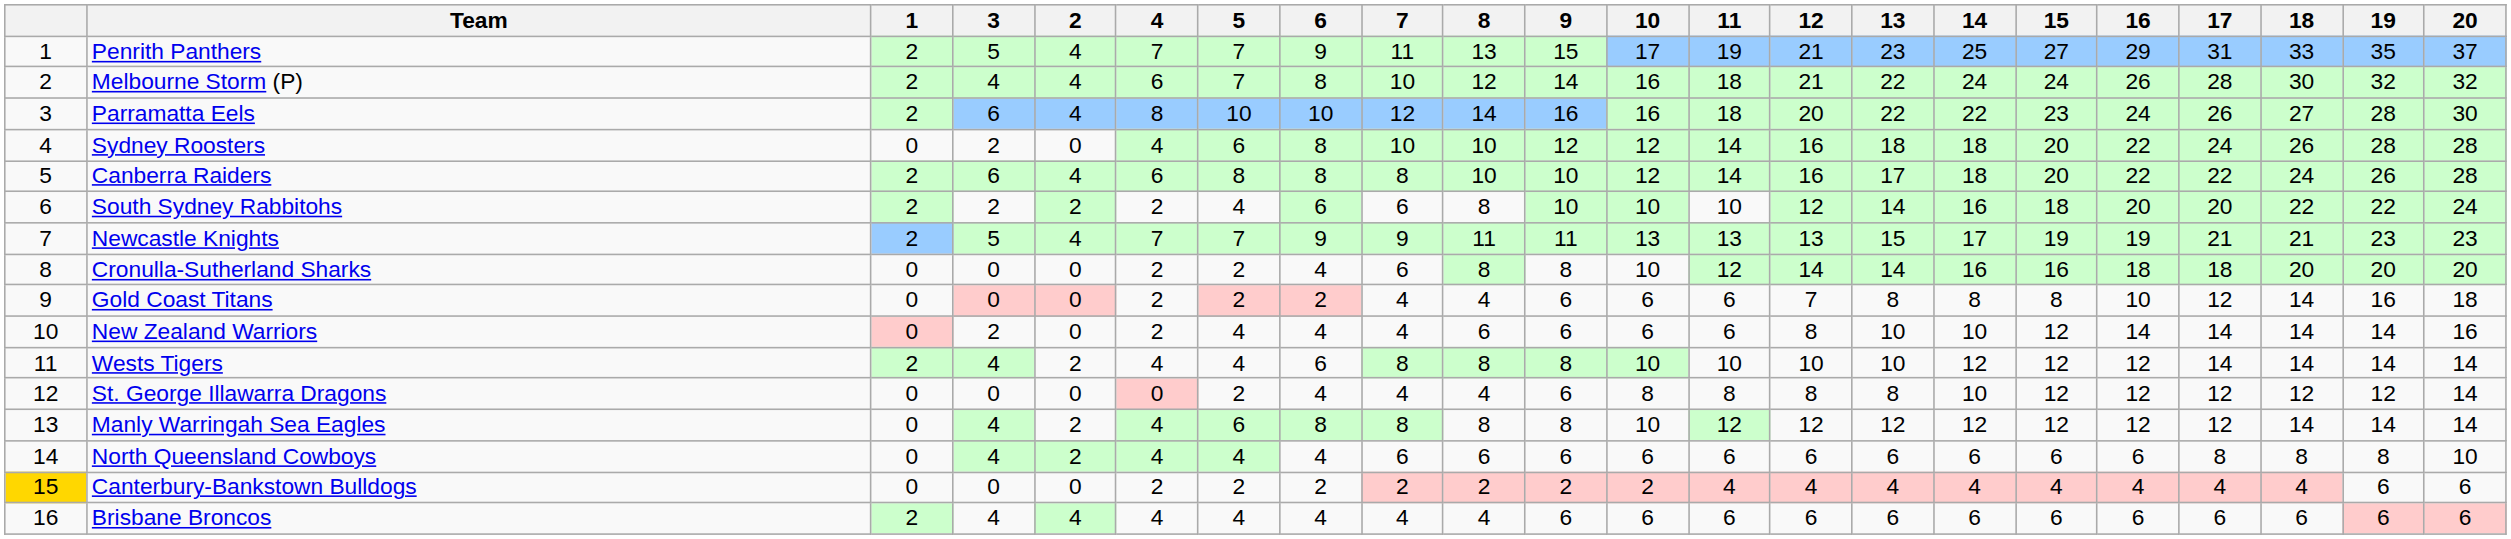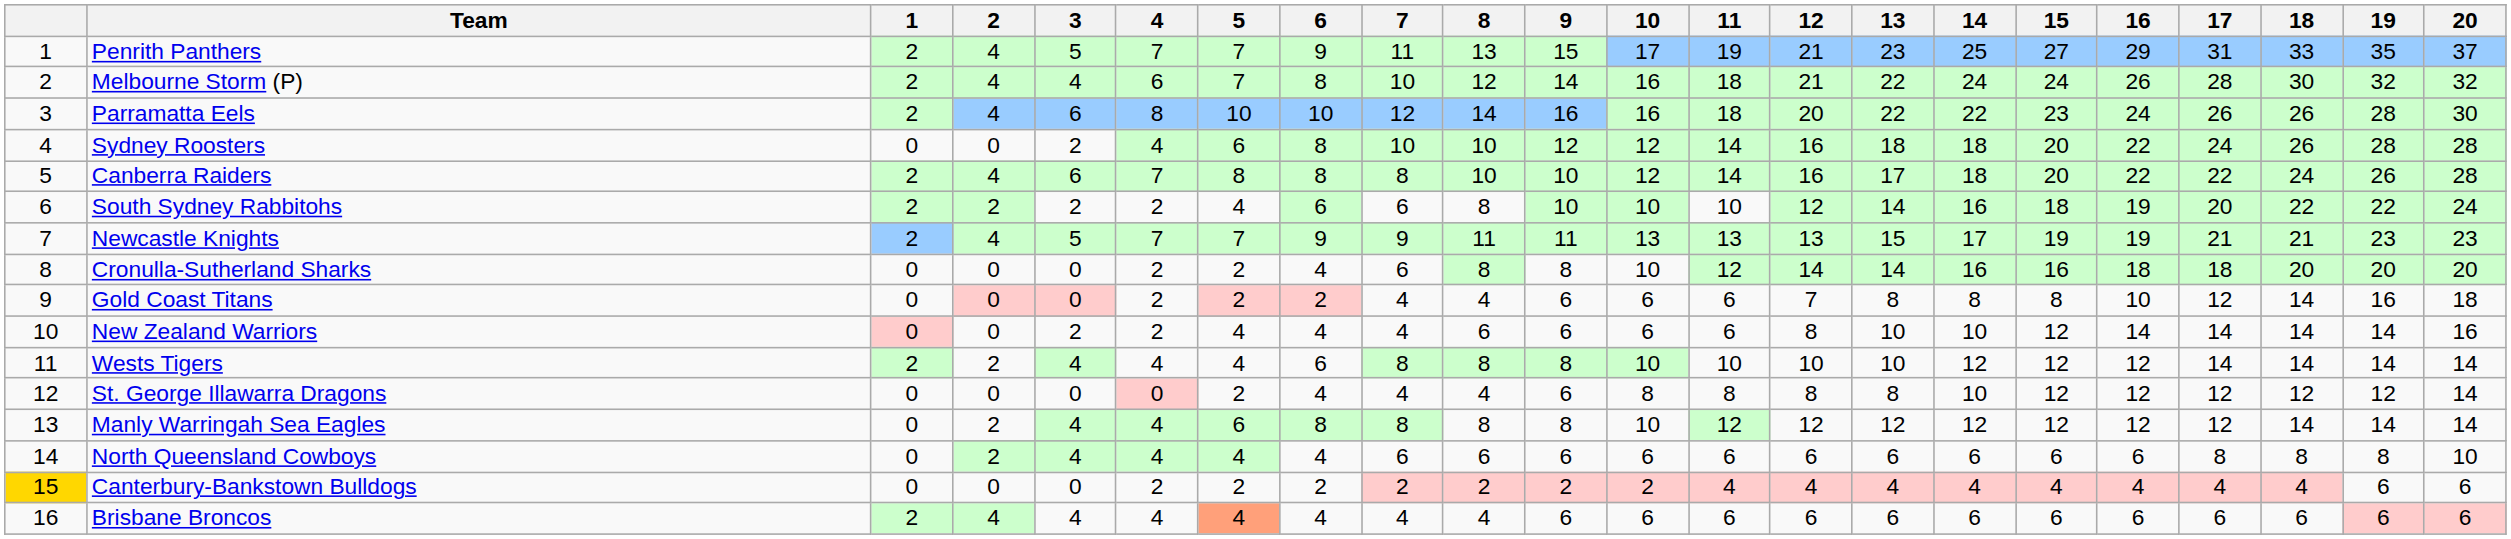columns swapped: (1075, 20) <-> (994, 20)
(2302, 113) 27 -> (2302, 113) 26
(1157, 176) 6 -> (1157, 176) 7
(2138, 207) 20 -> (2138, 207) 19
(1239, 518) no background -> (1239, 518) lightsalmon background
